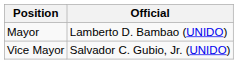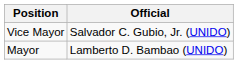rows swapped: (23, 31) <-> (36, 50)
